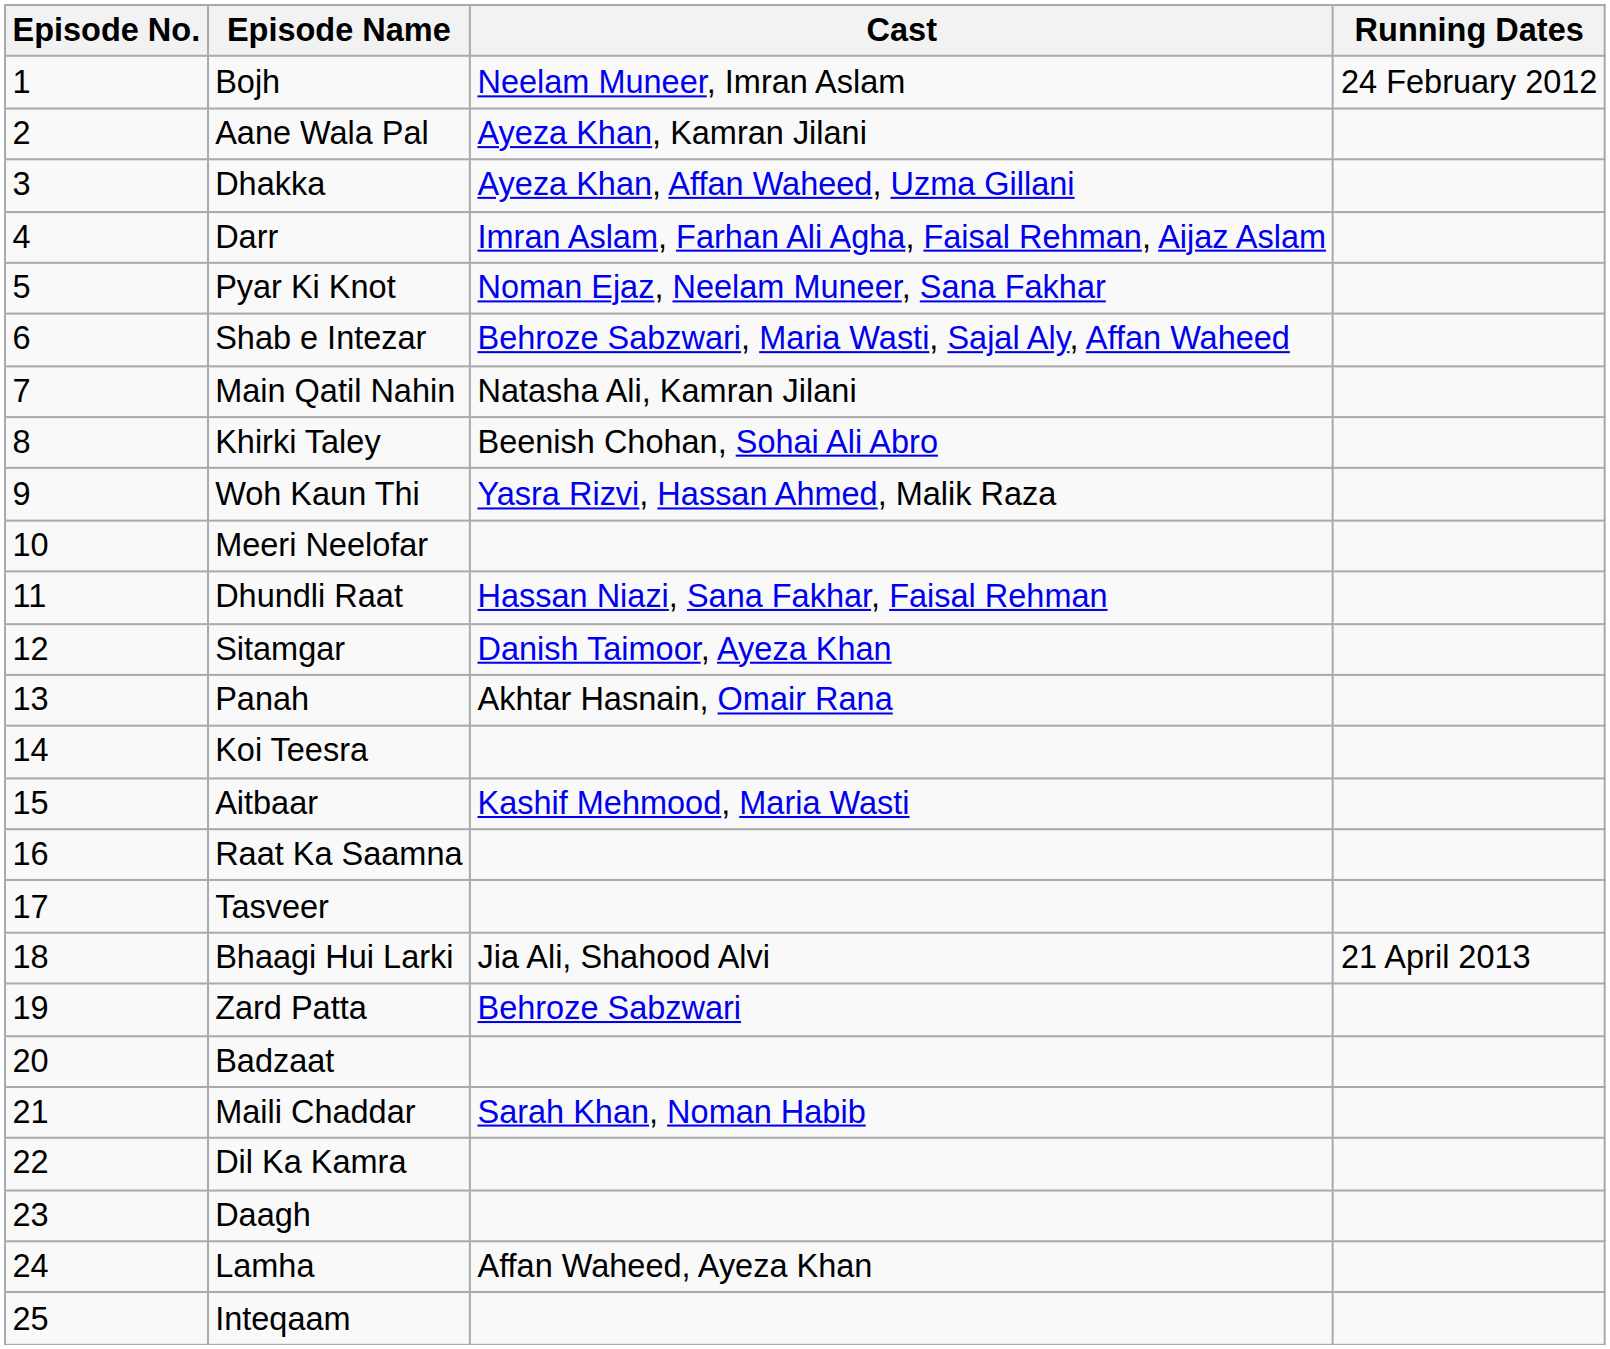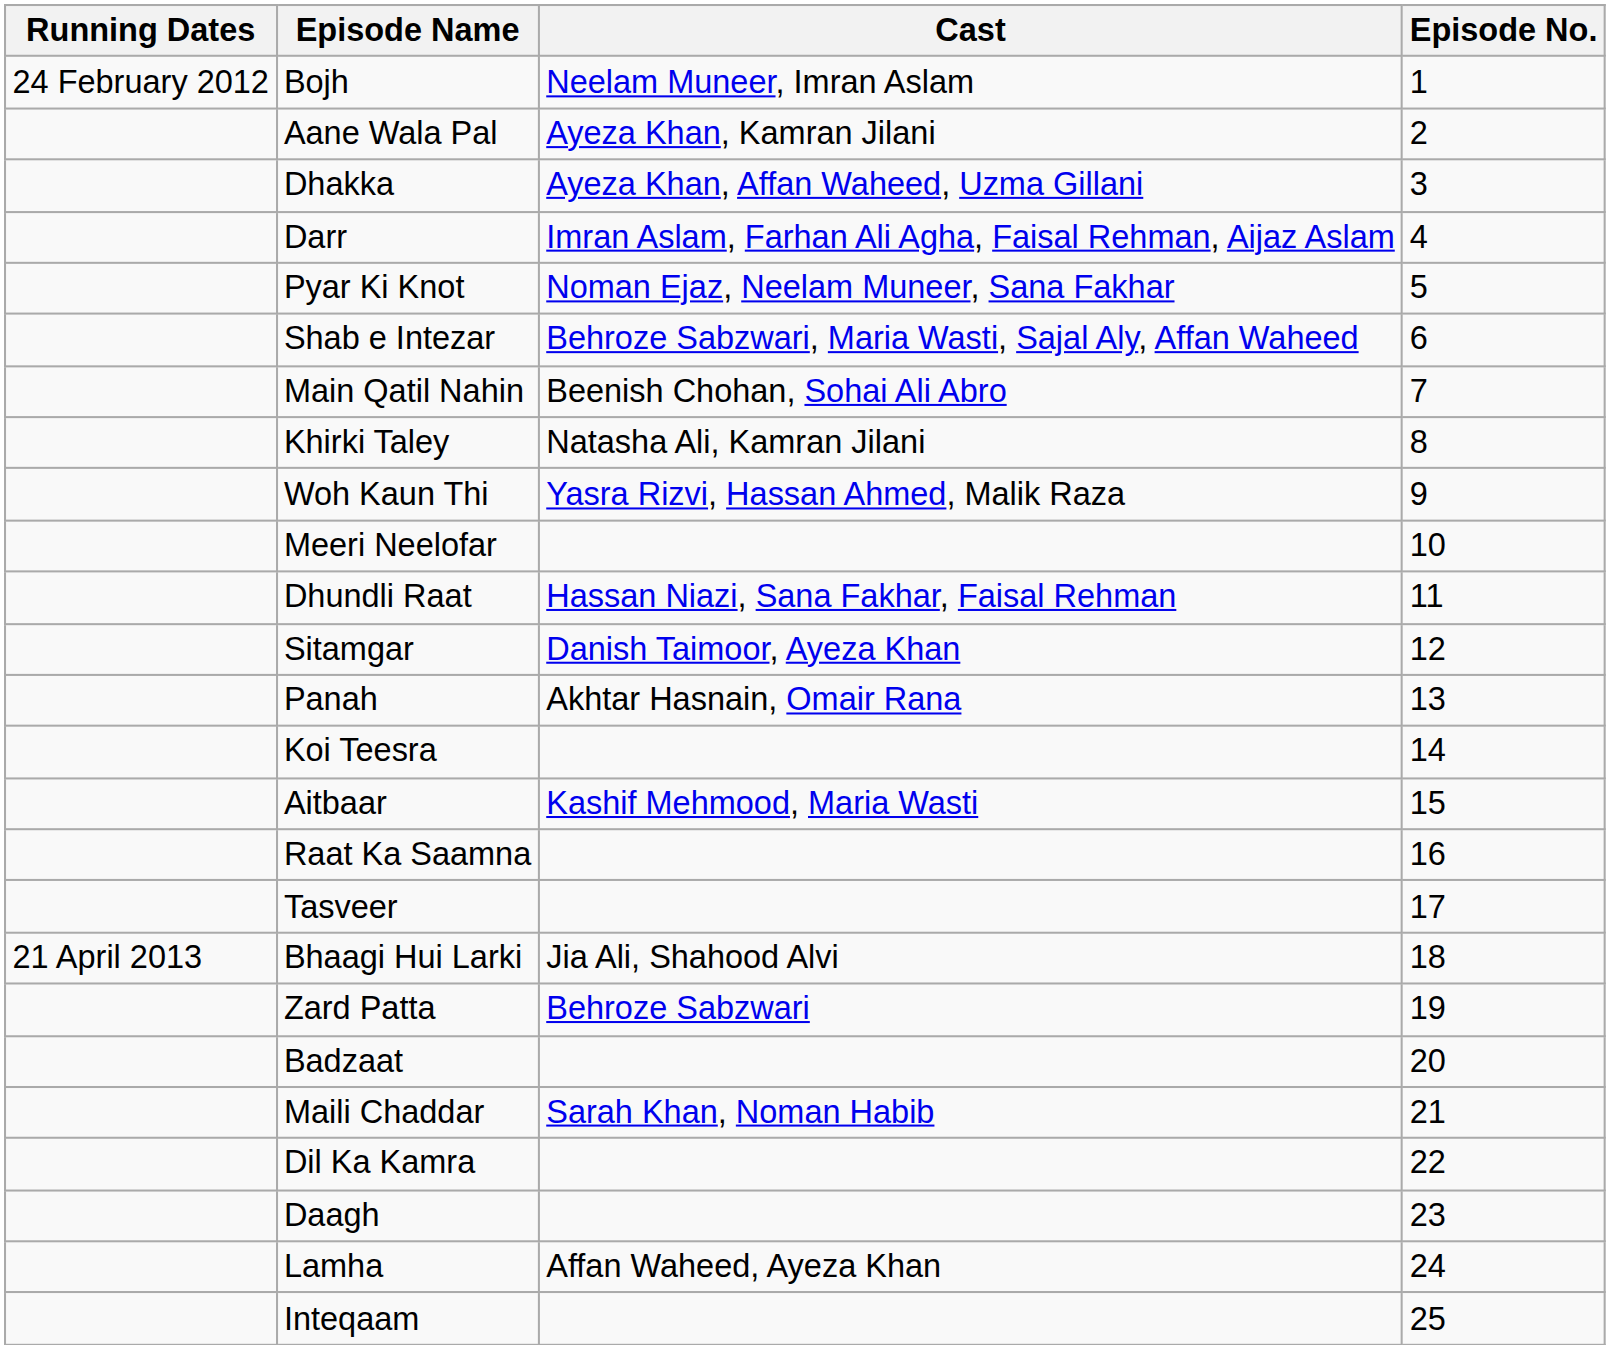columns swapped: (106, 30) <-> (1469, 30)
(667, 390) Natasha Ali, Kamran Jilani -> (776, 390) Beenish Chohan, Sohai Ali Abro
(708, 442) Beenish Chohan, Sohai Ali Abro -> (736, 442) Natasha Ali, Kamran Jilani
